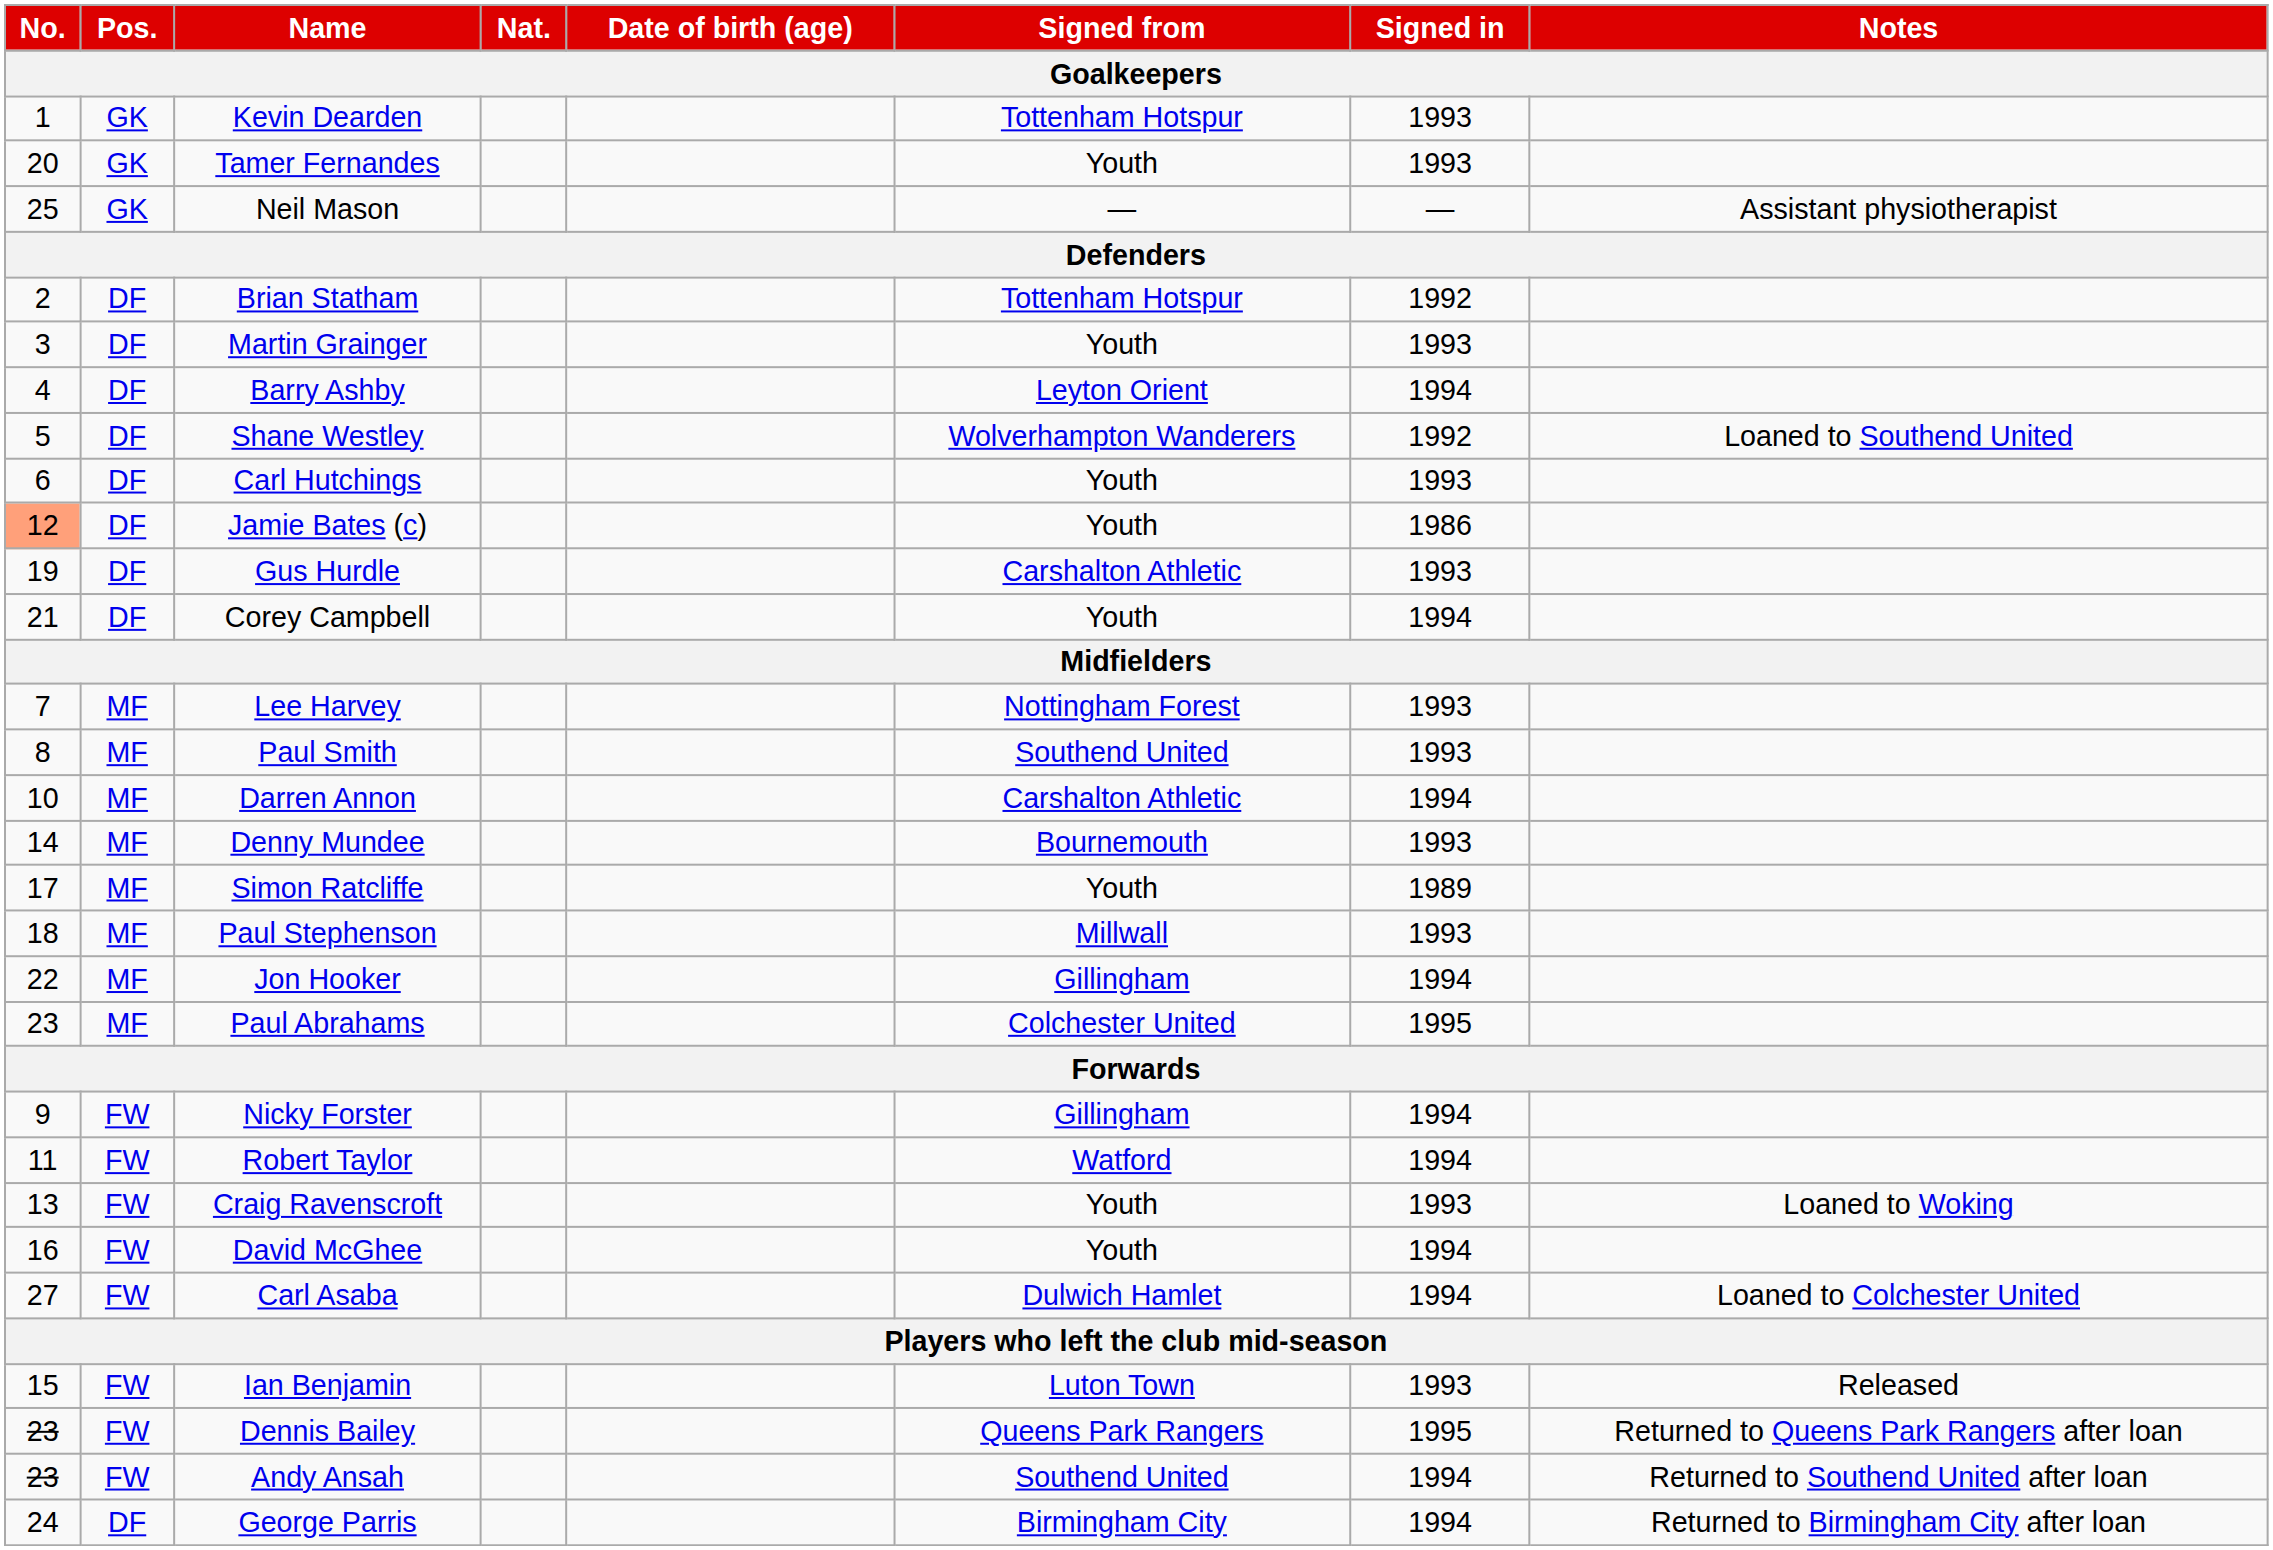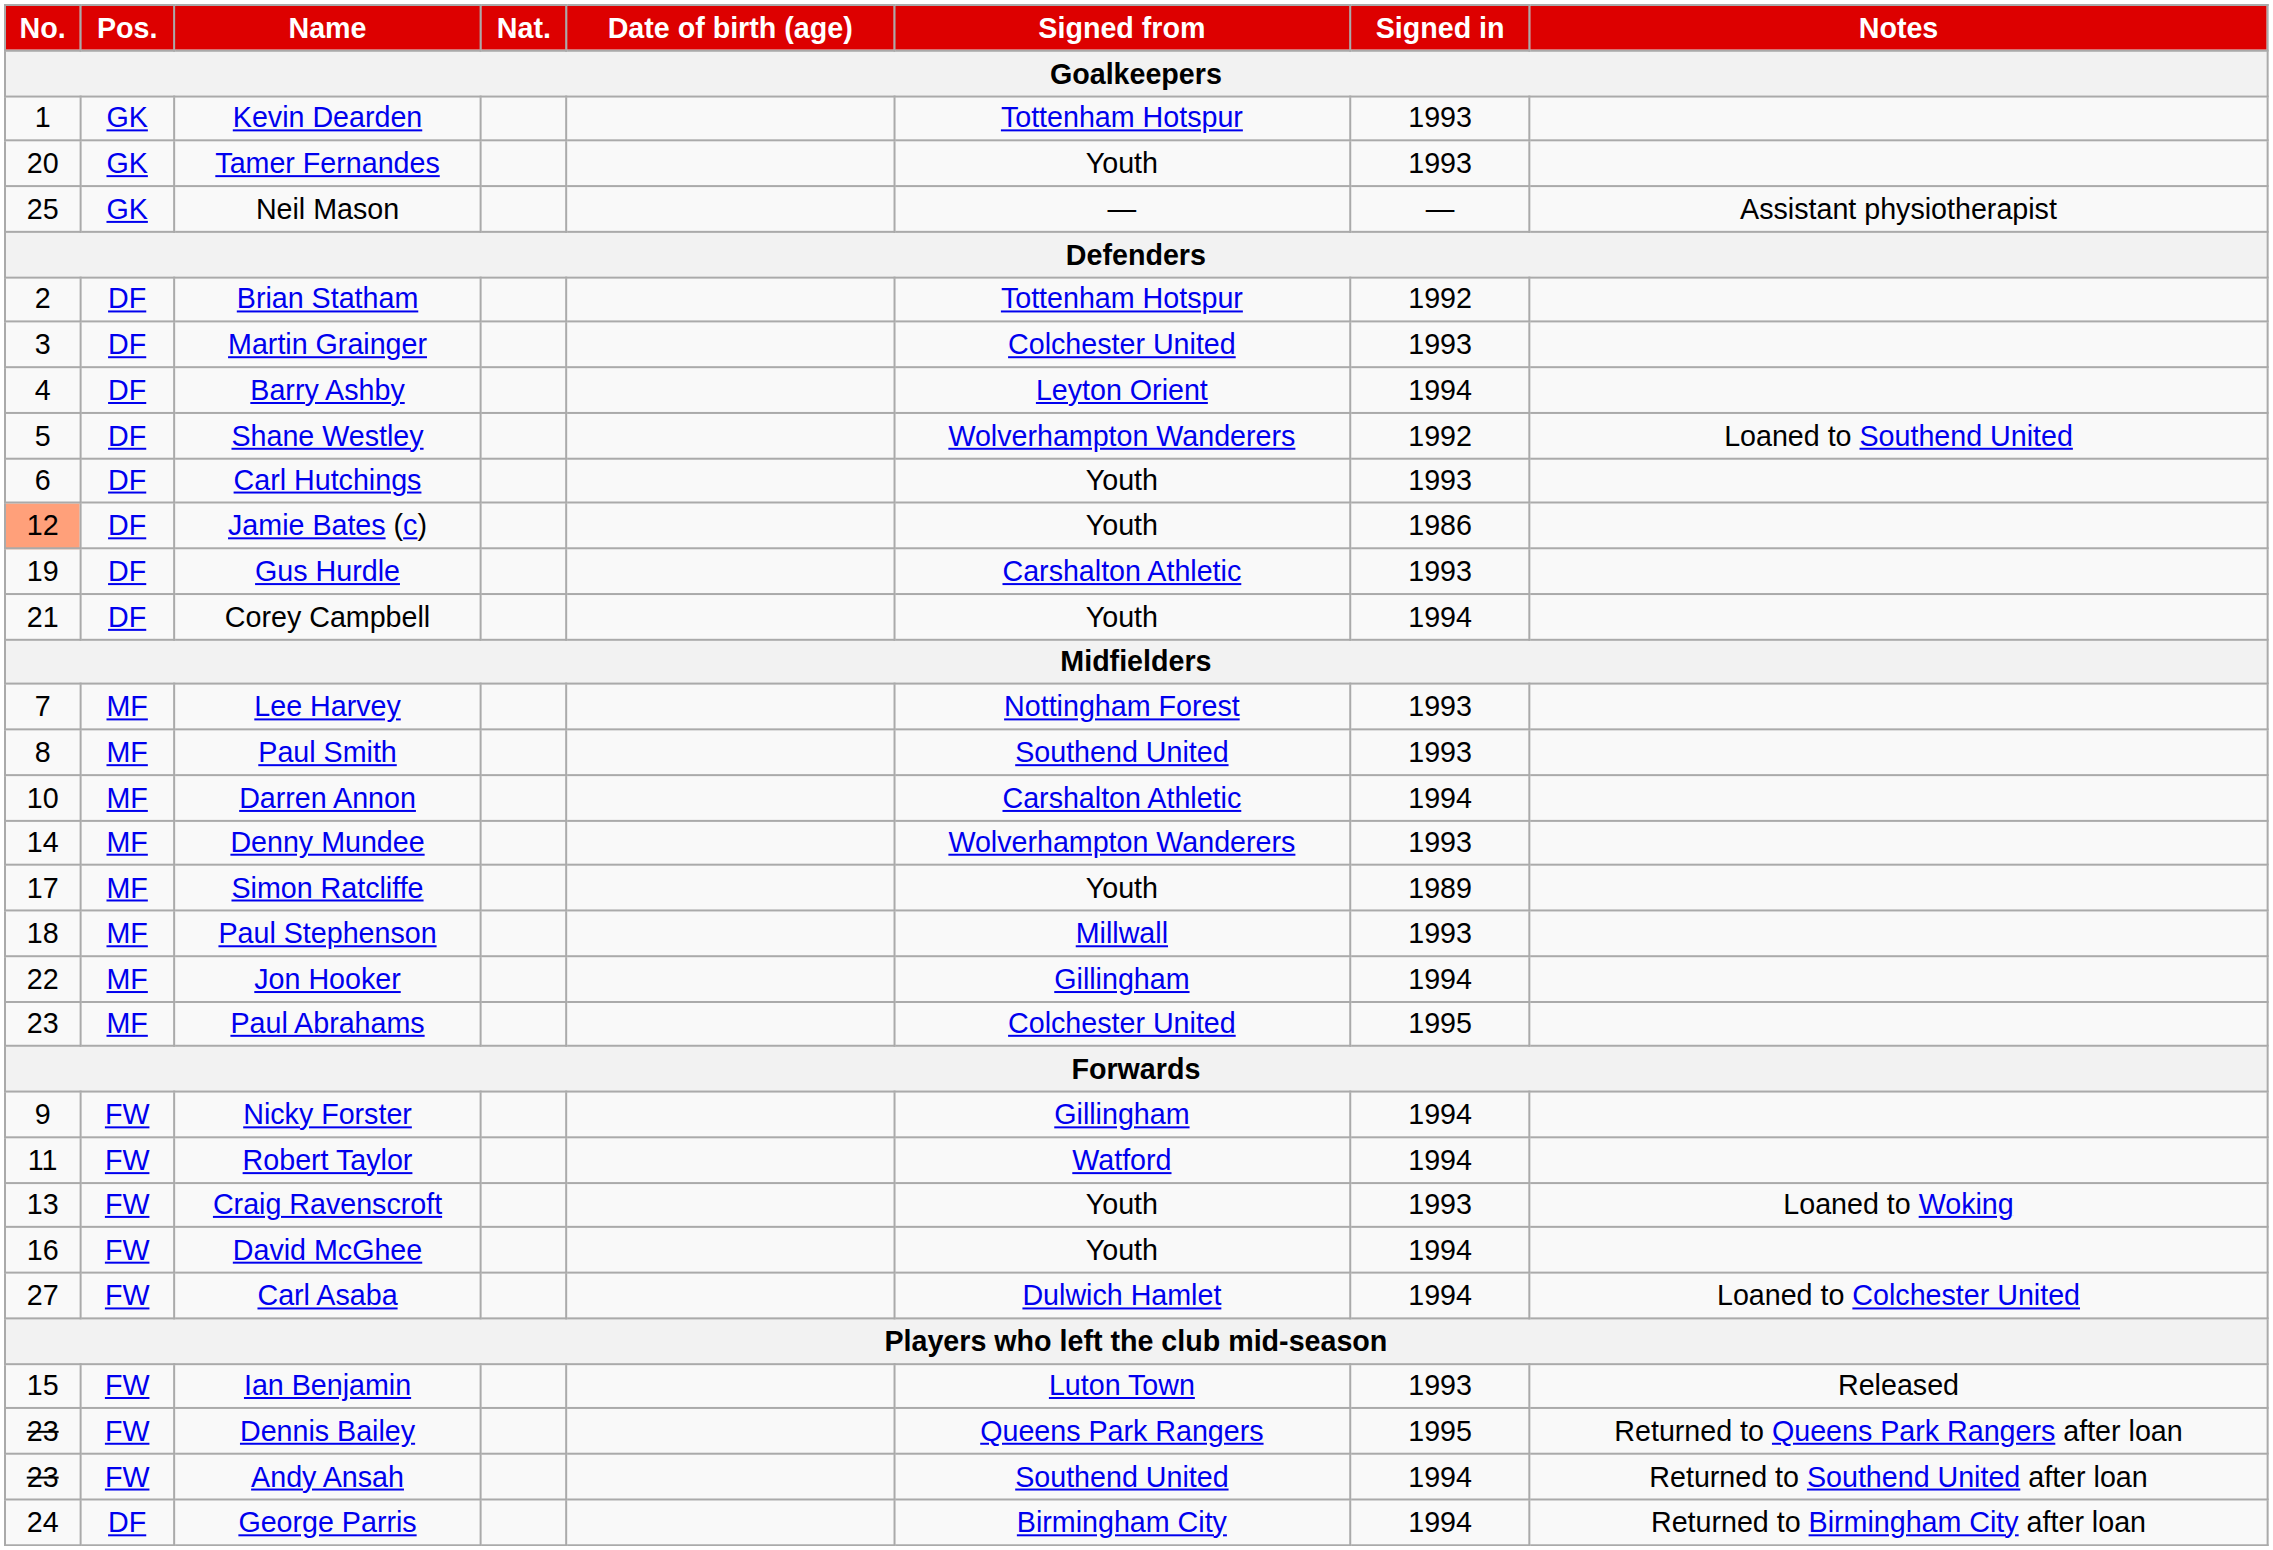(1122, 345) Youth -> (1122, 345) Colchester United
(1122, 843) Bournemouth -> (1122, 843) Wolverhampton Wanderers
